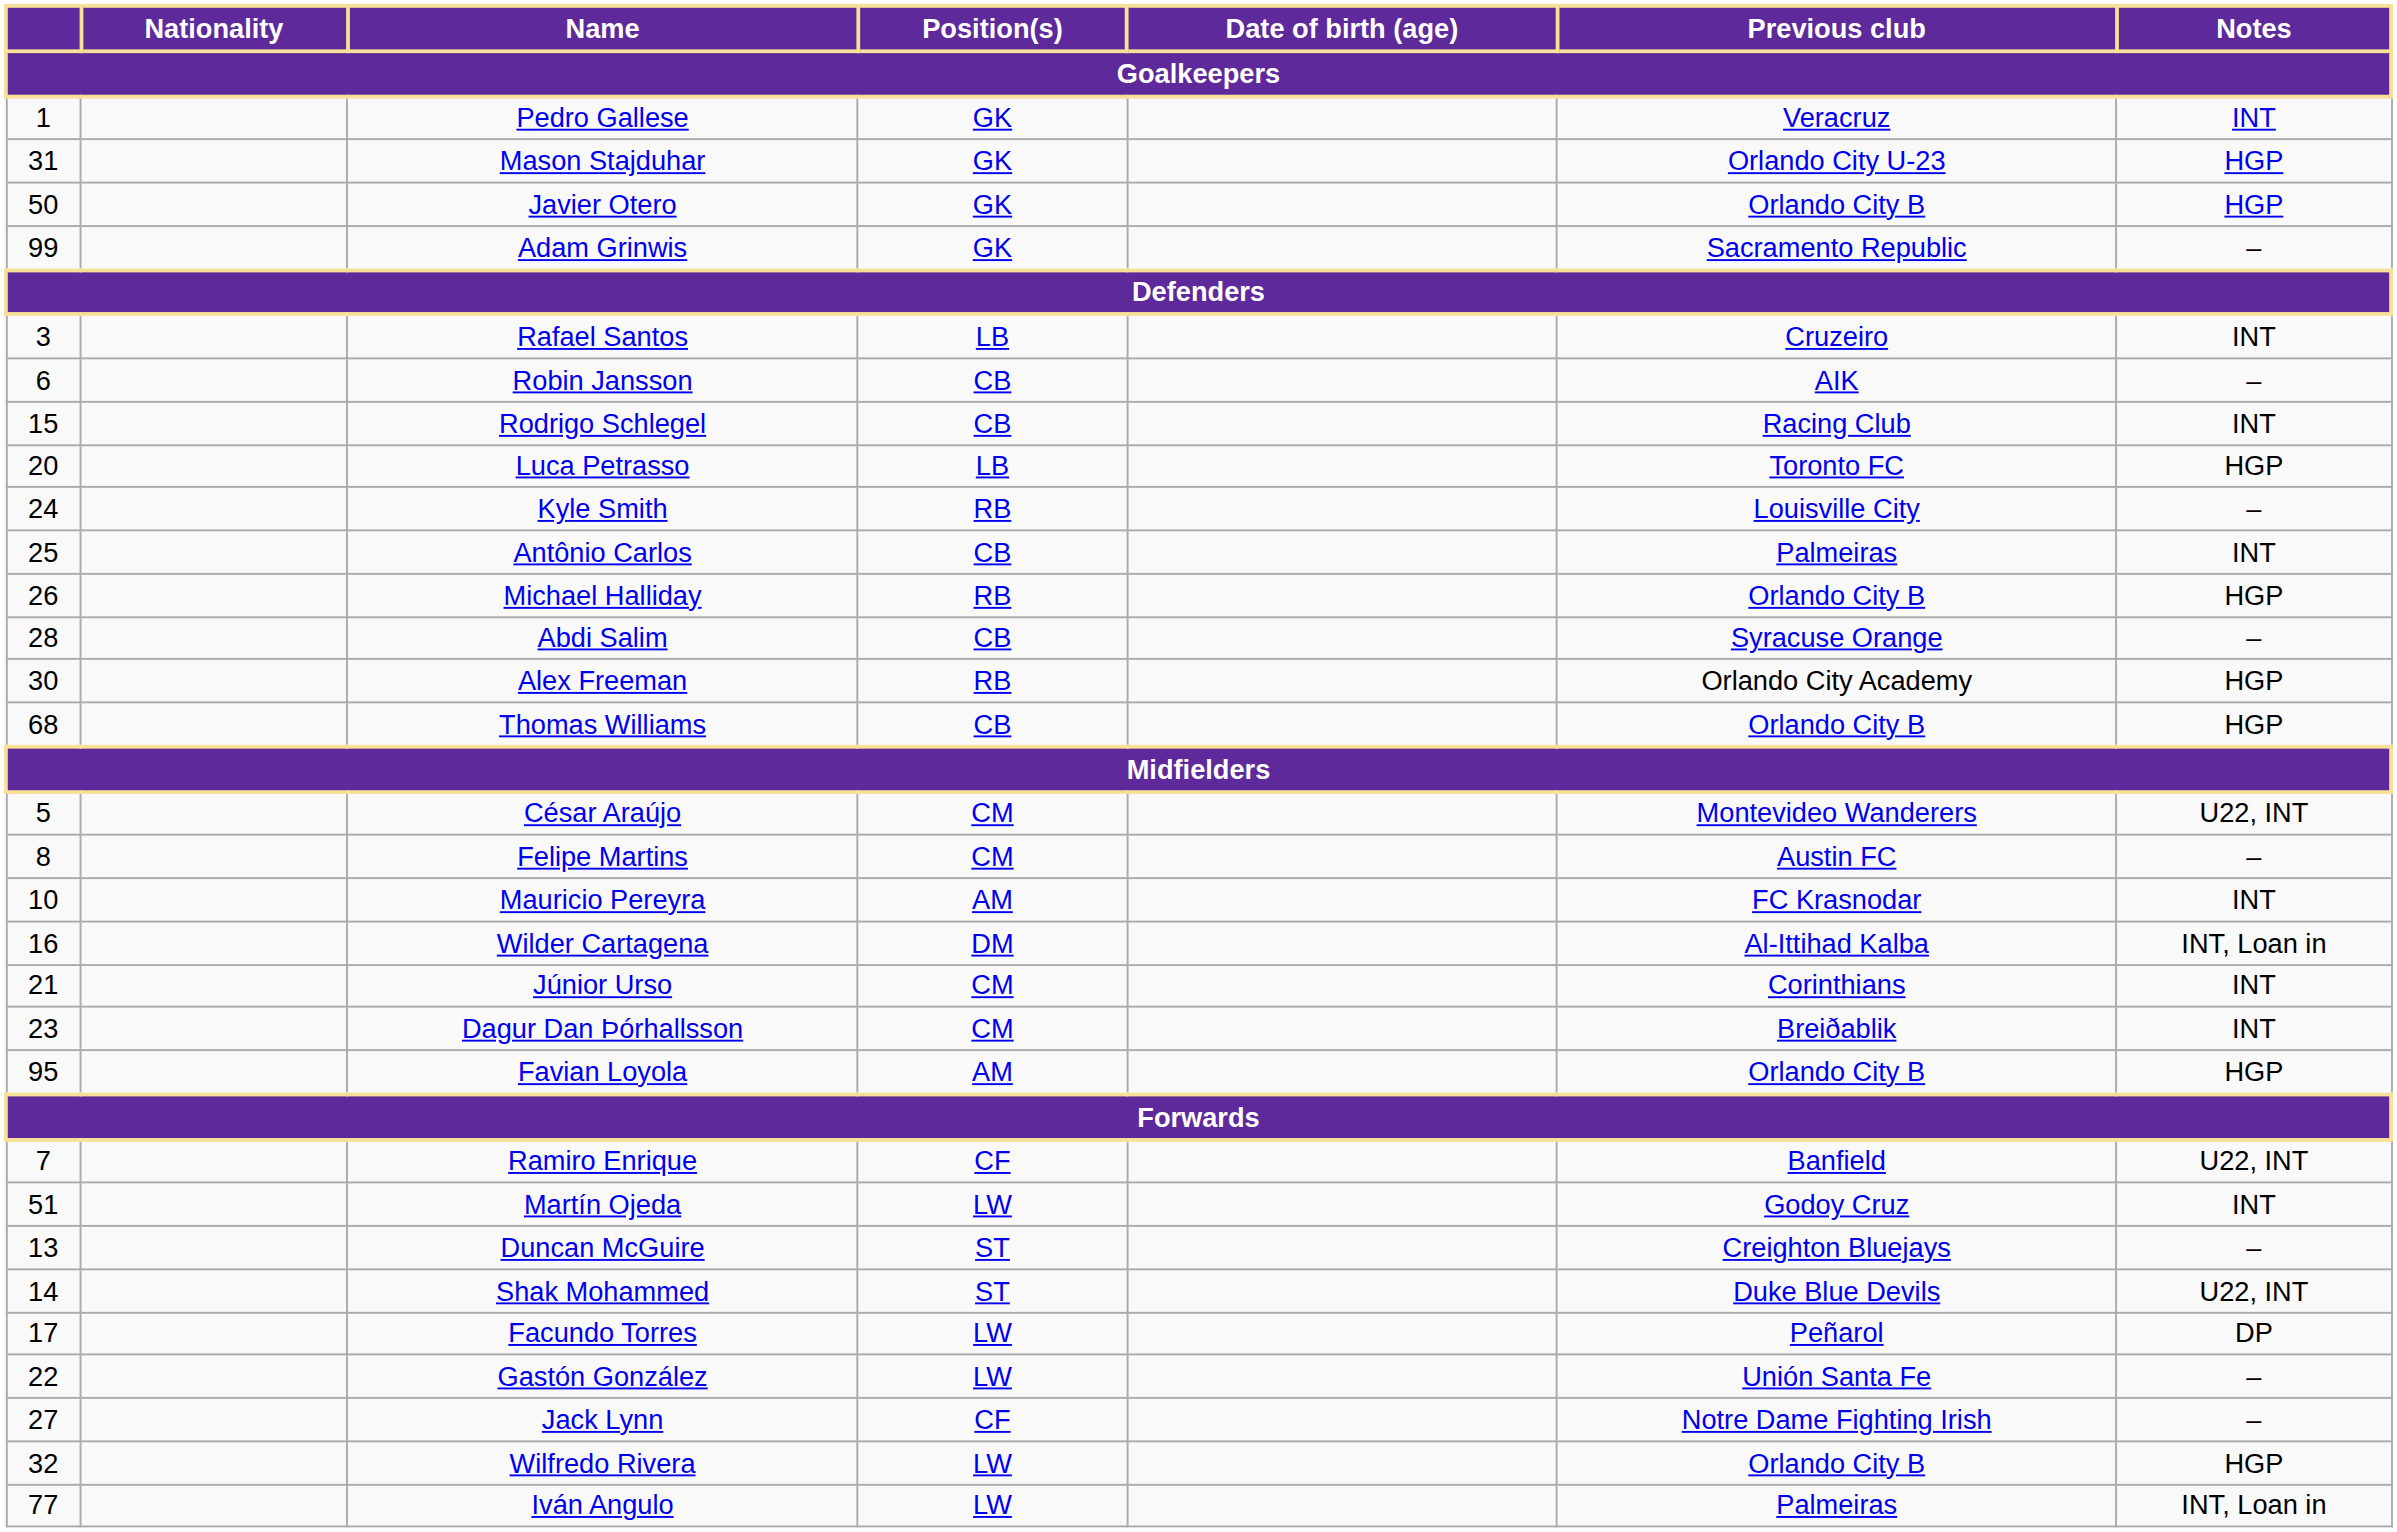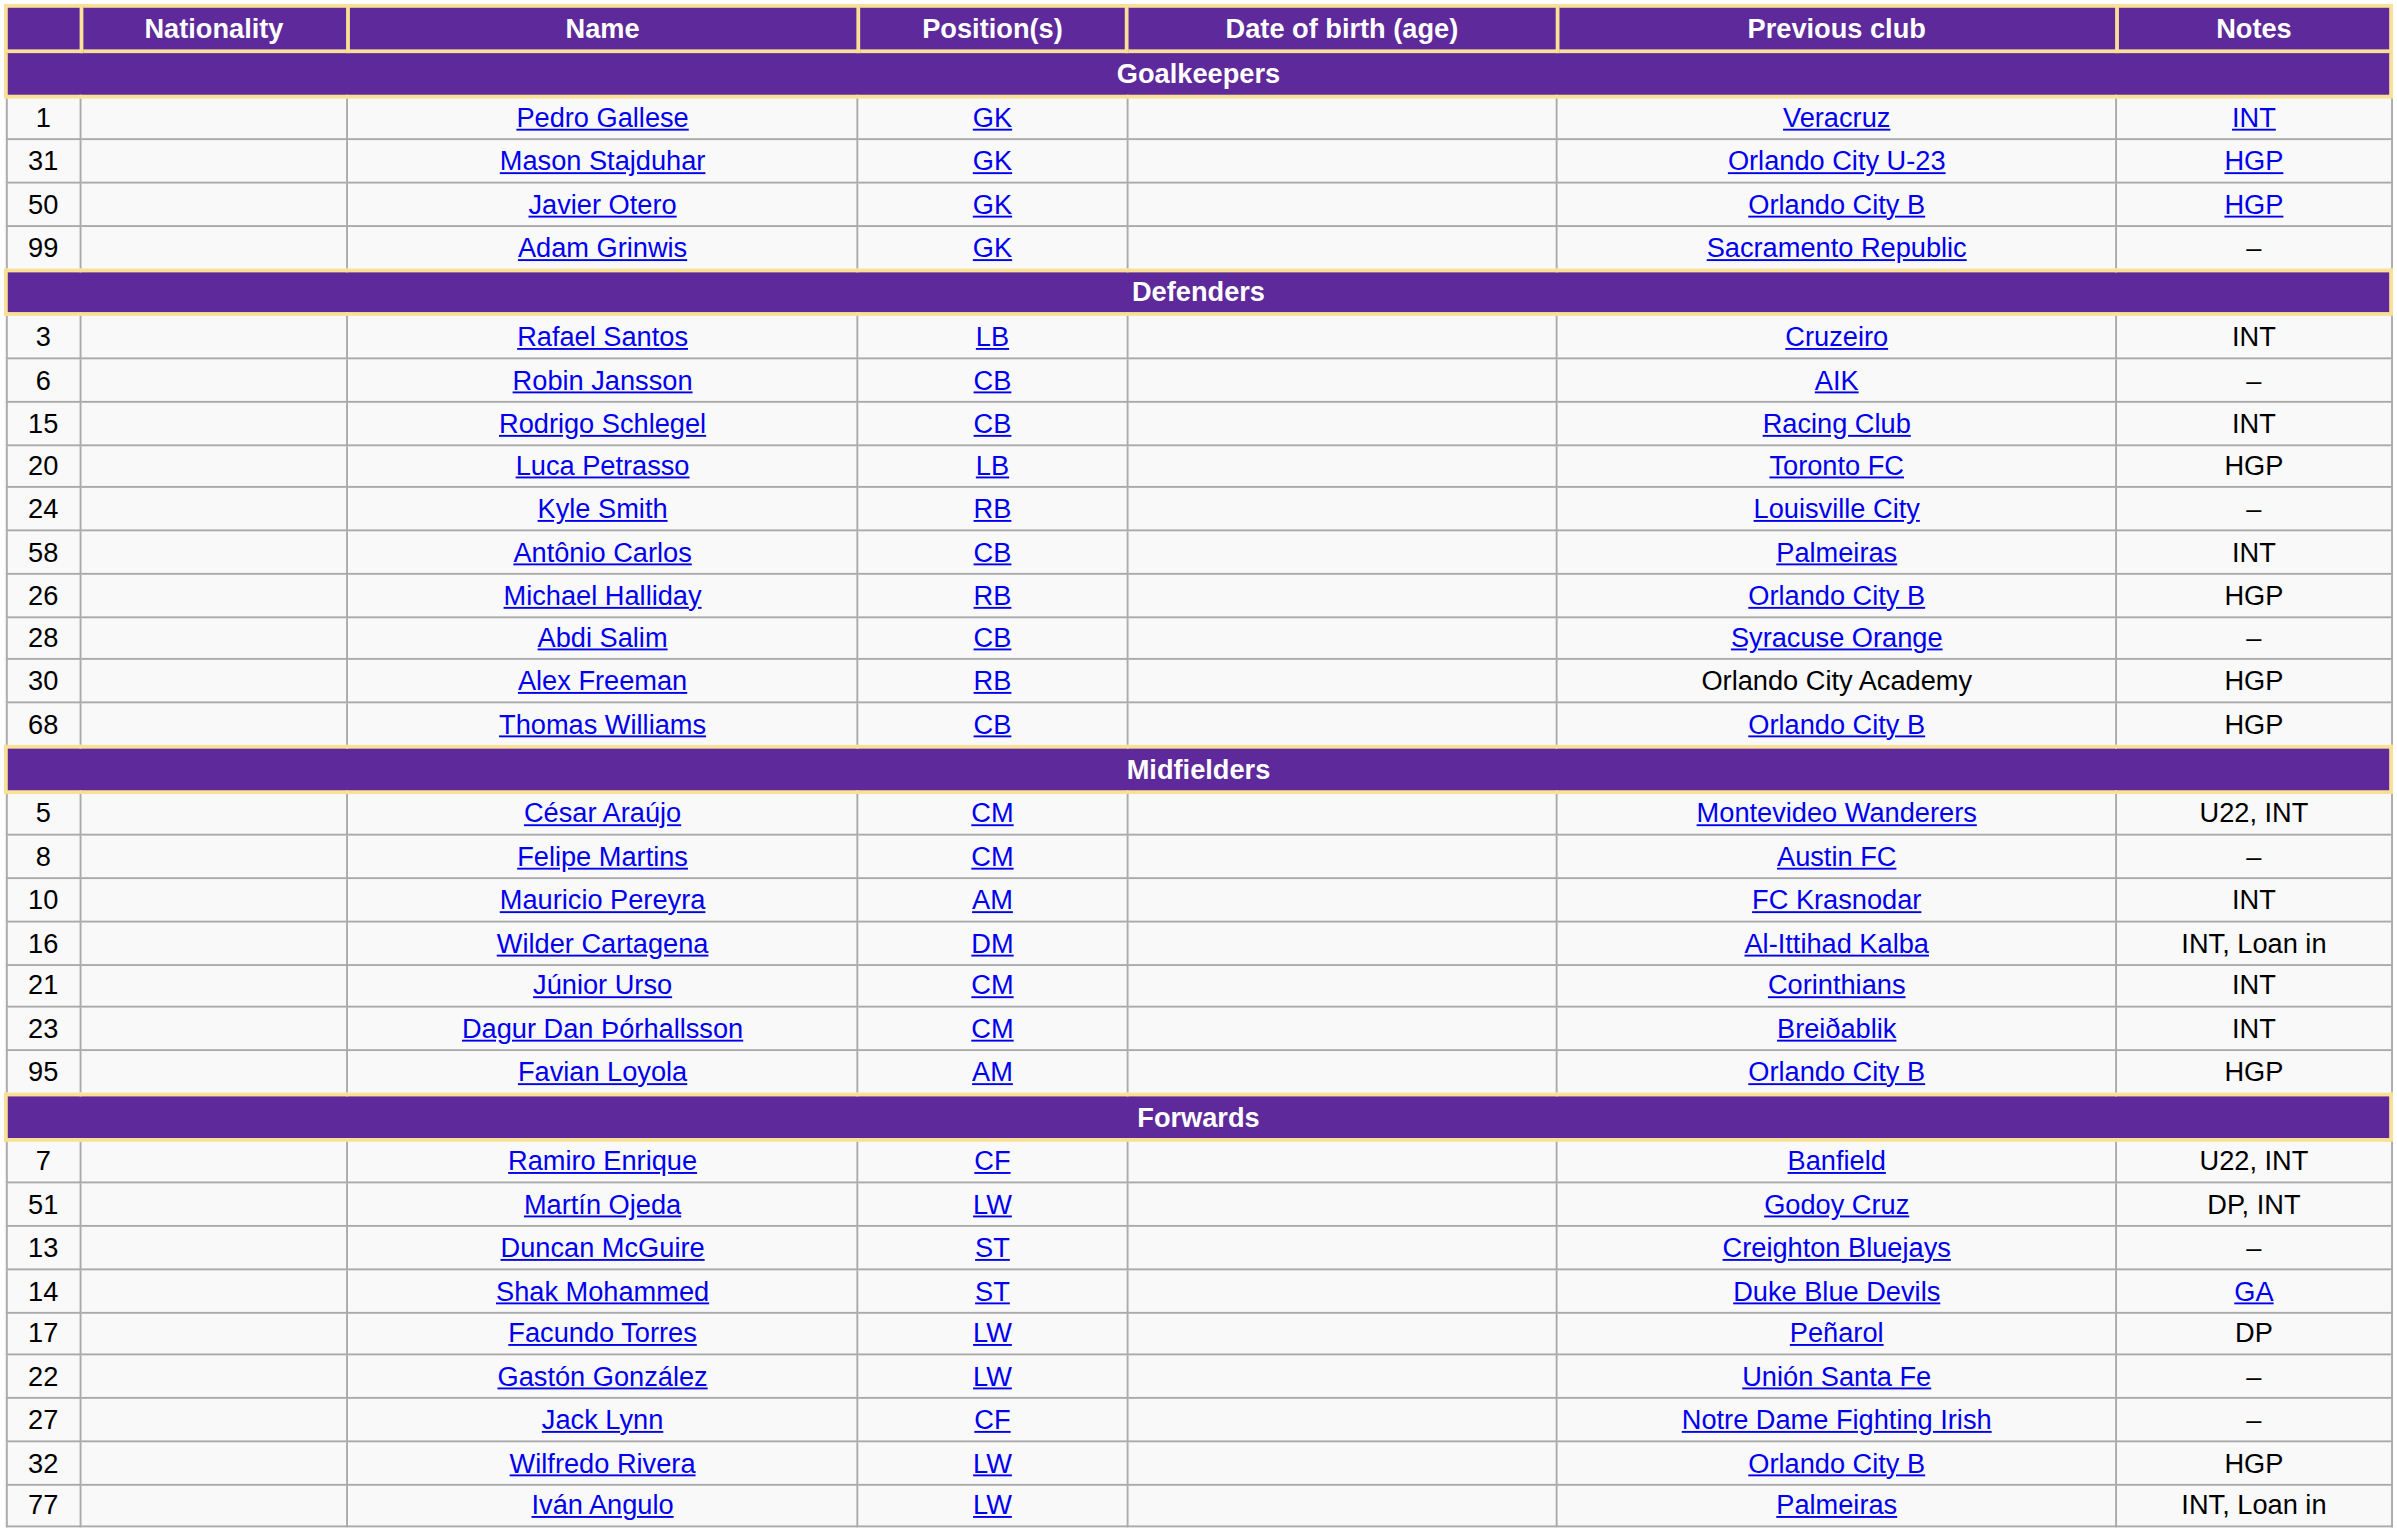(43, 552) 25 -> (43, 552) 58
(2254, 1205) INT -> (2254, 1205) DP, INT
(2254, 1291) U22, INT -> (2254, 1291) GA
